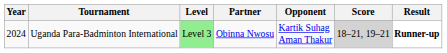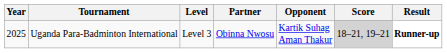(16, 34) 2024 -> (16, 34) 2025
(197, 34) lightgreen background -> (197, 34) no background
